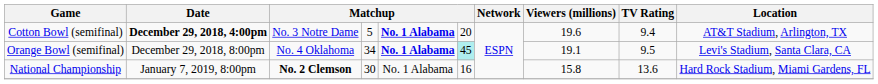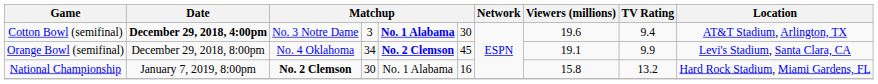(370, 32) 5 -> (370, 32) 3
(466, 32) 20 -> (466, 32) 30
(418, 50) No. 1 Alabama -> (418, 50) No. 2 Clemson
(466, 50) paleturquoise background -> (466, 50) no background
(648, 50) 9.5 -> (648, 50) 9.9
(648, 69) 13.6 -> (648, 69) 13.2
